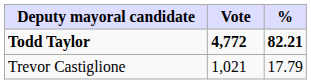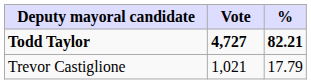(229, 41) 4,772 -> (229, 41) 4,727
